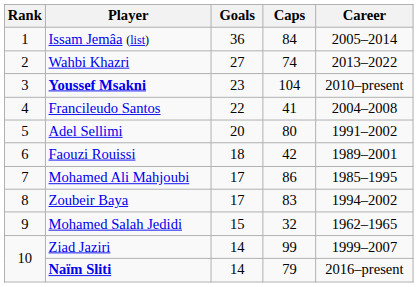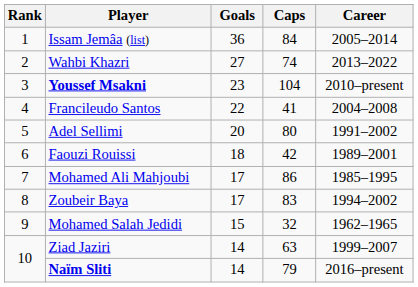(289, 246) 99 -> (289, 246) 63
